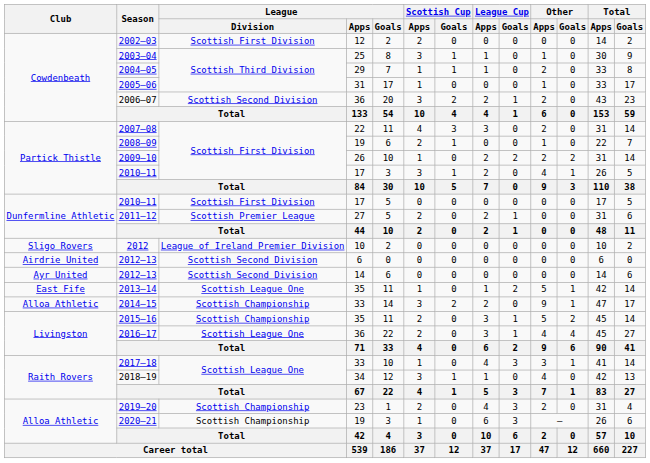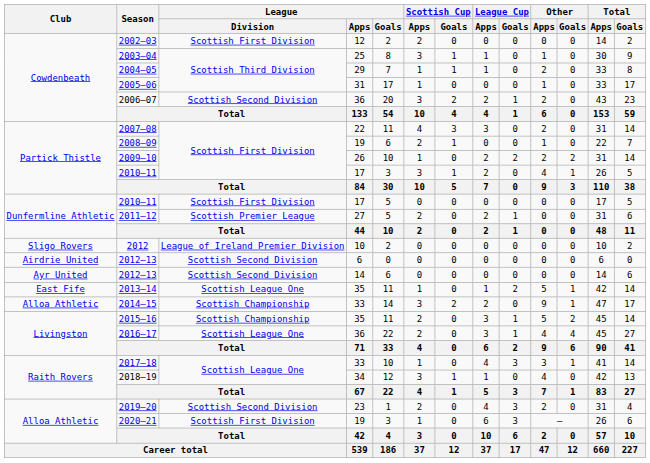(253, 406) Scottish Championship -> (253, 406) Scottish Second Division
(253, 421) Scottish Championship -> (253, 421) Scottish First Division
